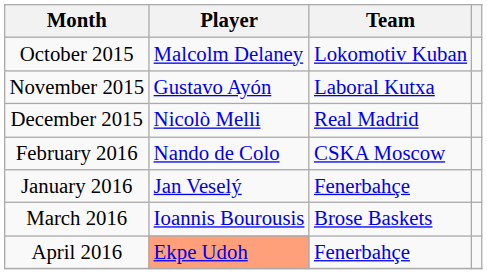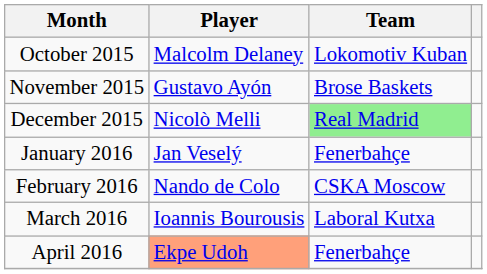(374, 86) Laboral Kutxa -> (373, 86) Brose Baskets
(366, 119) no background -> (366, 119) lightgreen background
rows swapped: (77, 185) <-> (77, 152)
(373, 218) Brose Baskets -> (374, 218) Laboral Kutxa
